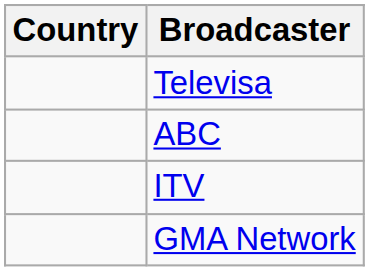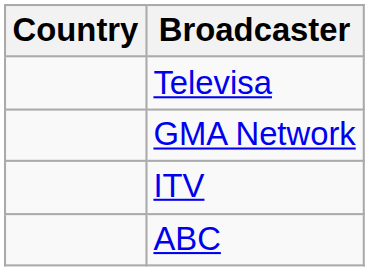rows swapped: (255, 238) <-> (187, 134)
